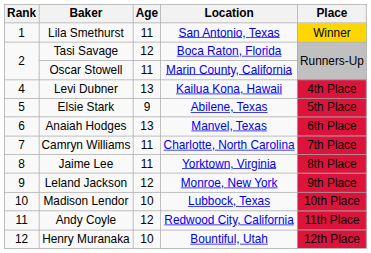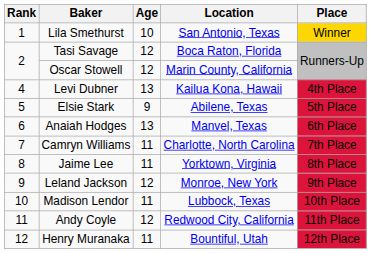(147, 32) 11 -> (147, 32) 10
(147, 70) 11 -> (147, 70) 12
(147, 201) 10 -> (147, 201) 11
(147, 239) 10 -> (147, 239) 11
